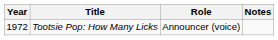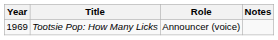(17, 27) 1972 -> (17, 27) 1969
